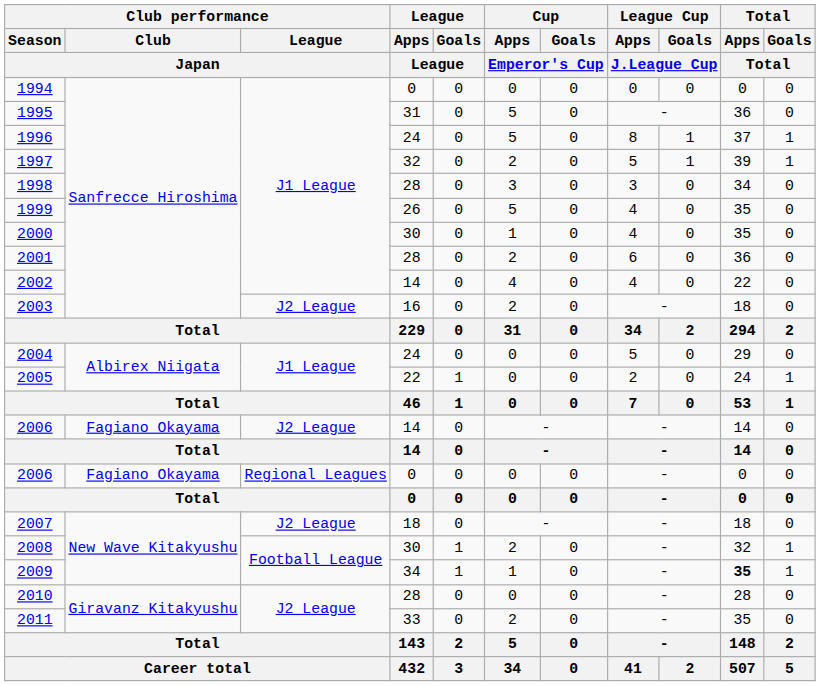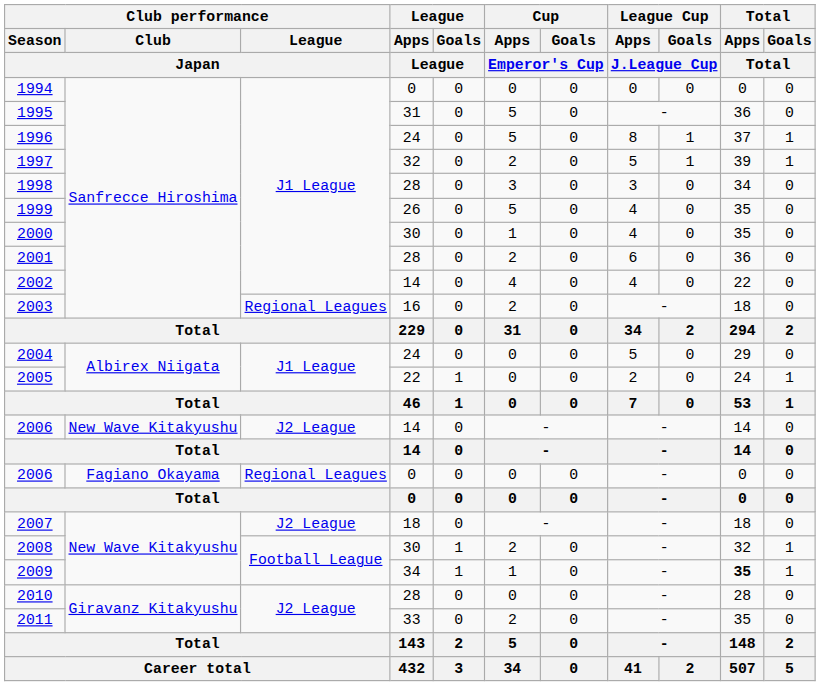(316, 306) J2 League -> (316, 306) Regional Leagues
(153, 427) Fagiano Okayama -> (153, 427) New Wave Kitakyushu
